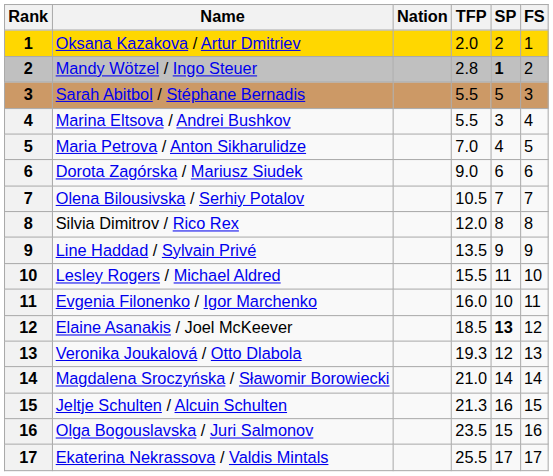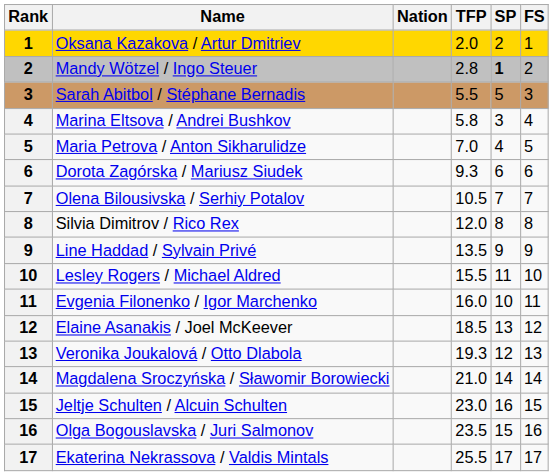(467, 120) 5.5 -> (467, 120) 5.8
(467, 172) 9.0 -> (467, 172) 9.3
(504, 328) bold -> (504, 328) normal
(471, 405) 21.3 -> (471, 405) 23.0
